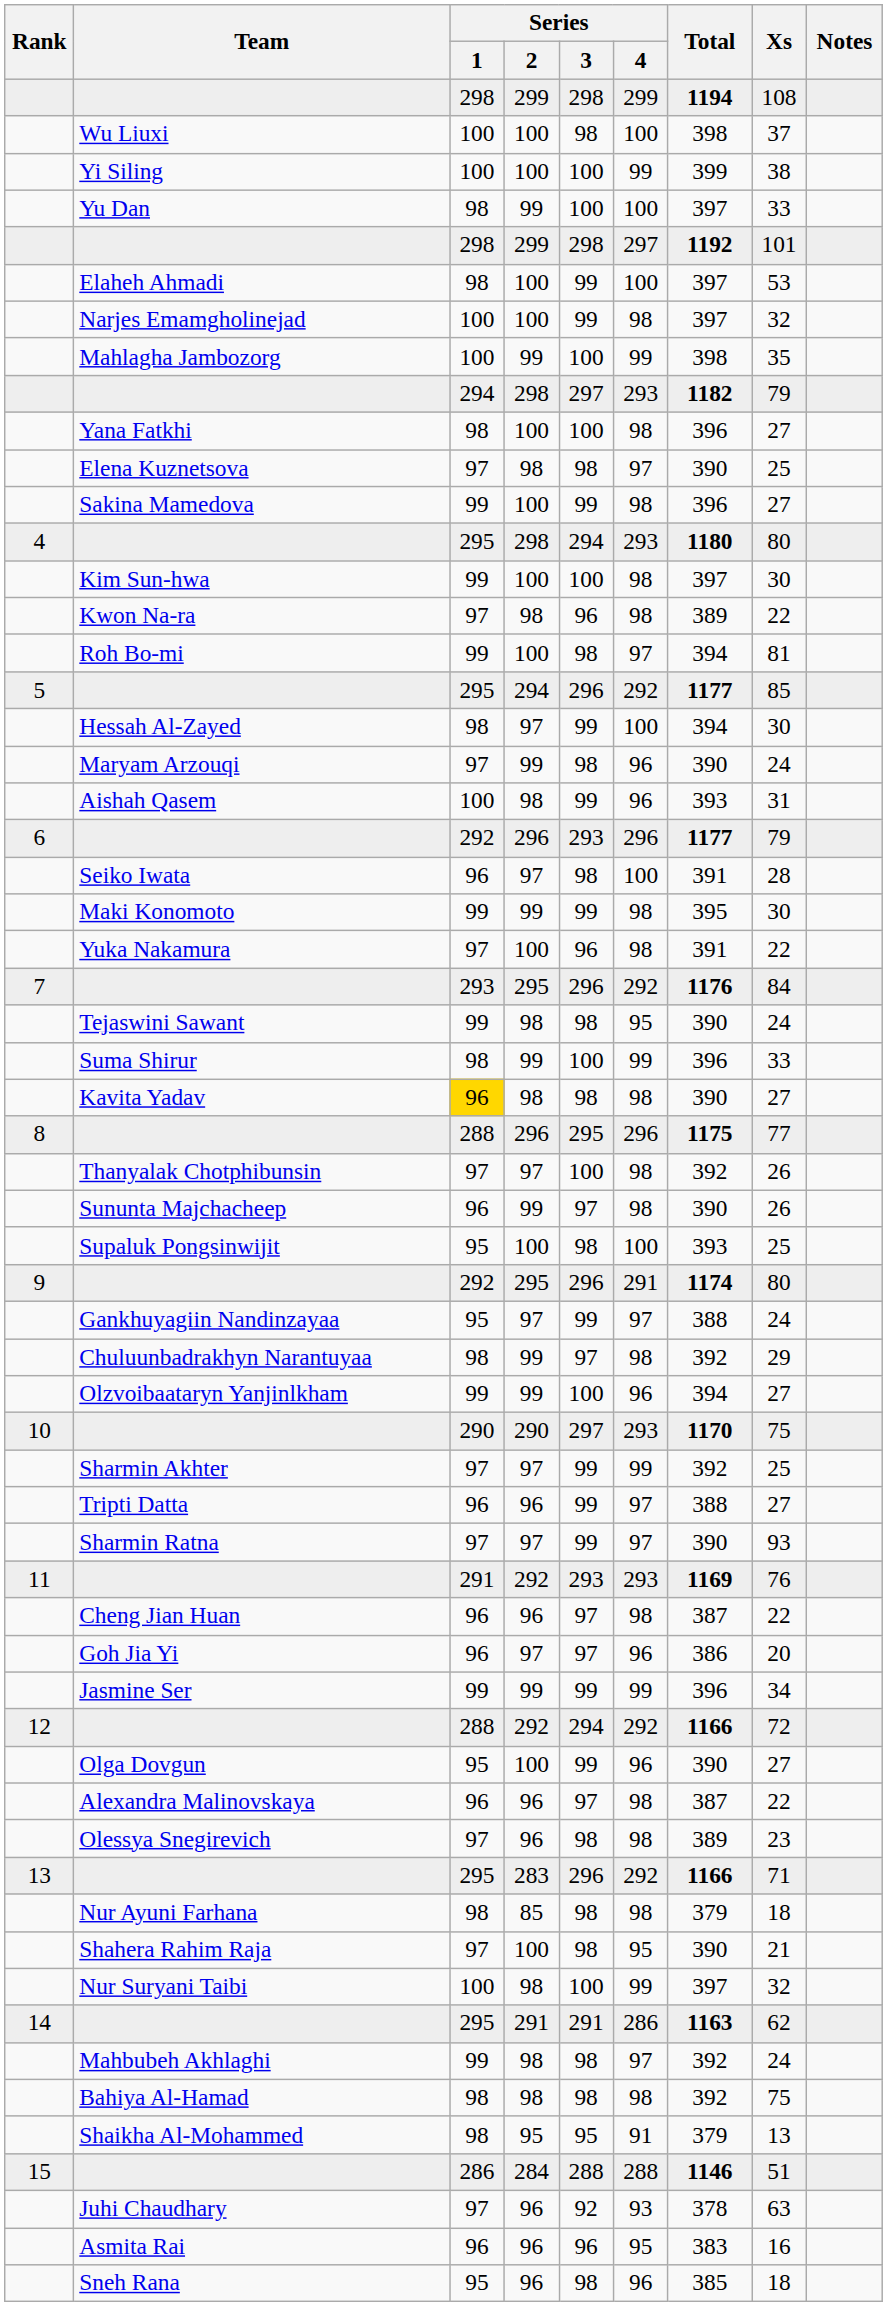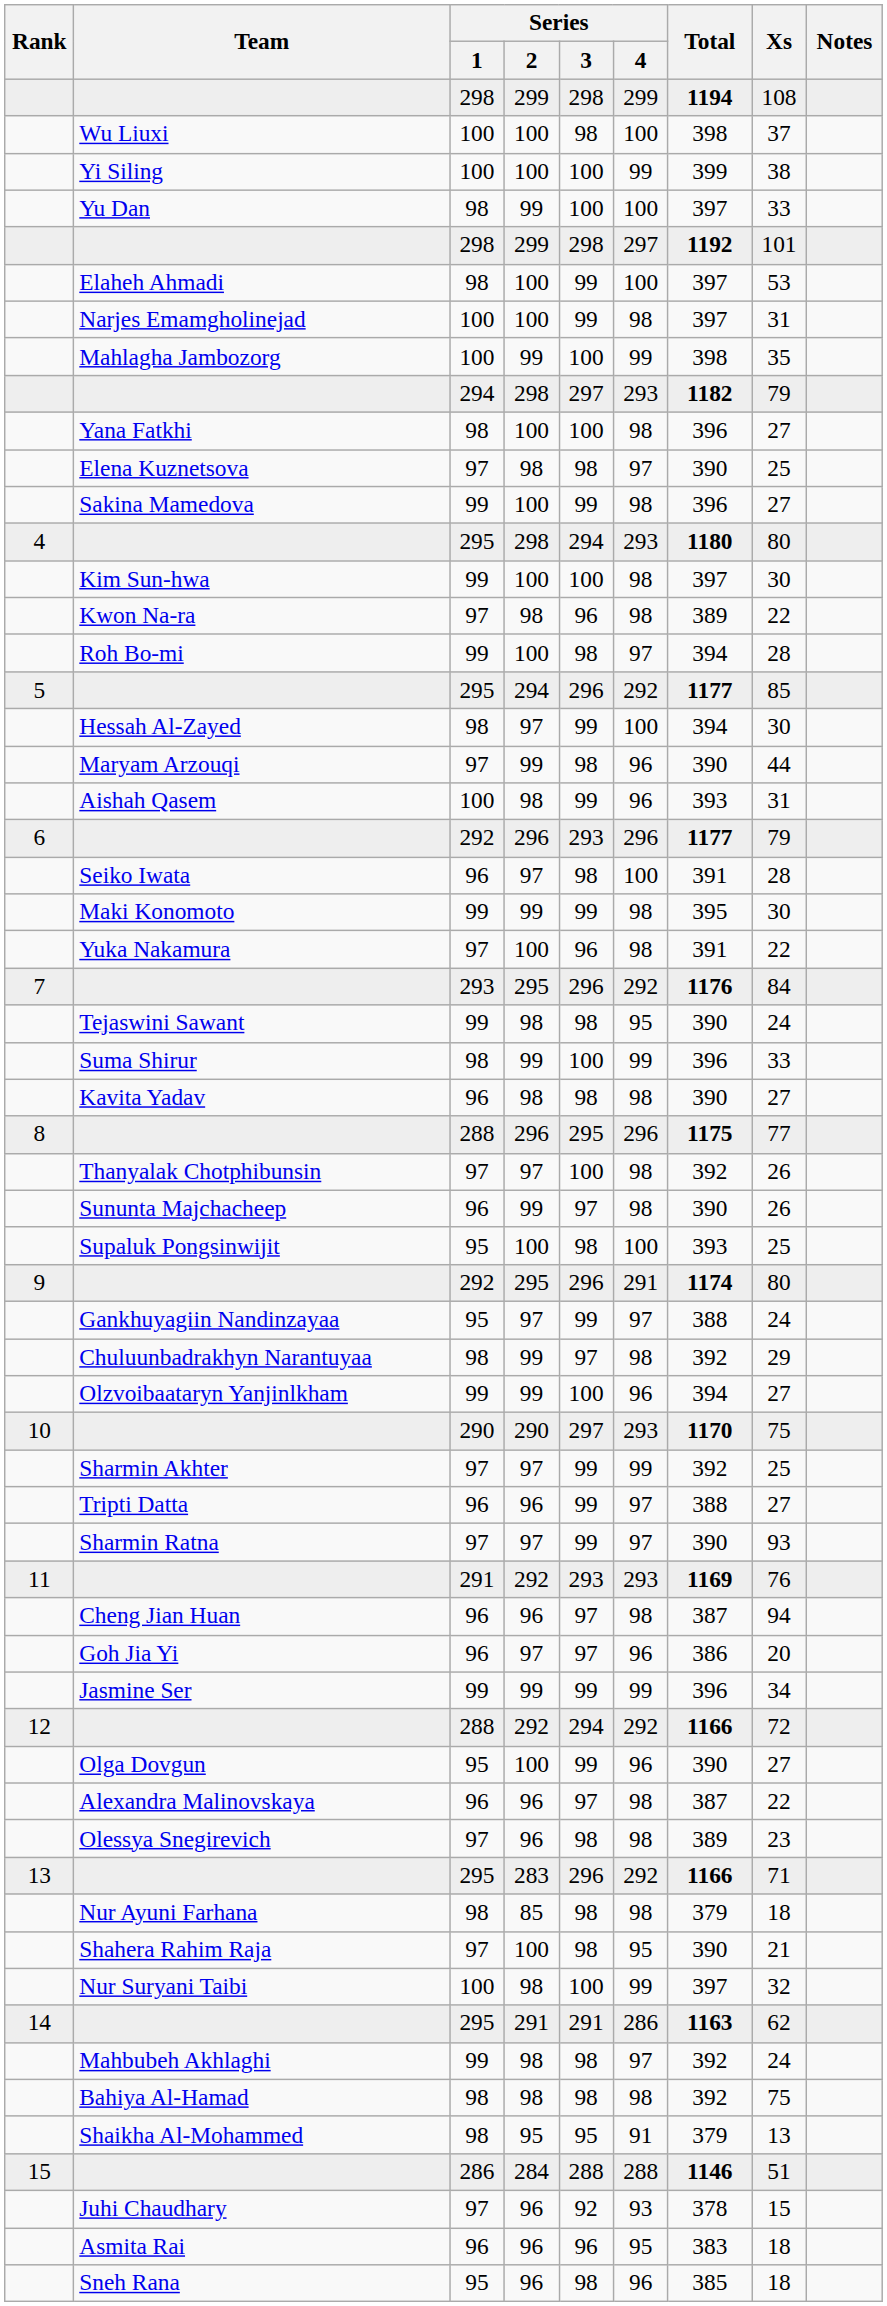(779, 319) 32 -> (779, 319) 31
(779, 652) 81 -> (779, 652) 28
(779, 763) 24 -> (779, 763) 44
(477, 1097) gold background -> (477, 1097) no background
(779, 1616) 22 -> (779, 1616) 94
(779, 2208) 63 -> (779, 2208) 15
(779, 2245) 16 -> (779, 2245) 18
